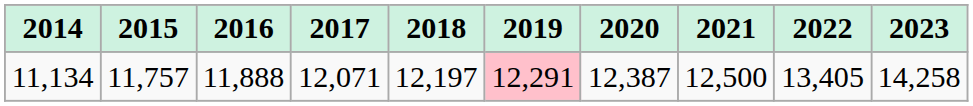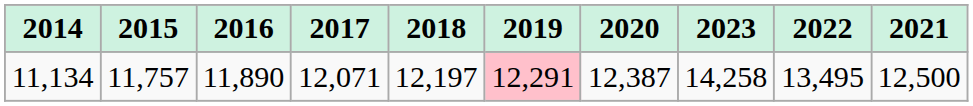columns swapped: (726, 28) <-> (919, 28)
(244, 76) 11,888 -> (244, 76) 11,890
(823, 76) 13,405 -> (823, 76) 13,495
